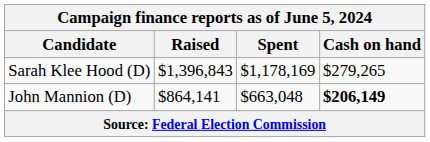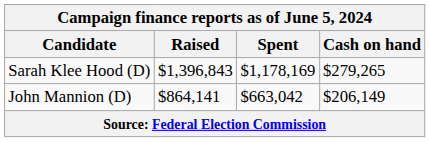(272, 96) $663,048 -> (272, 96) $663,042
(354, 96) bold -> (354, 96) normal
